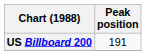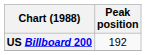(118, 42) 191 -> (118, 42) 192
